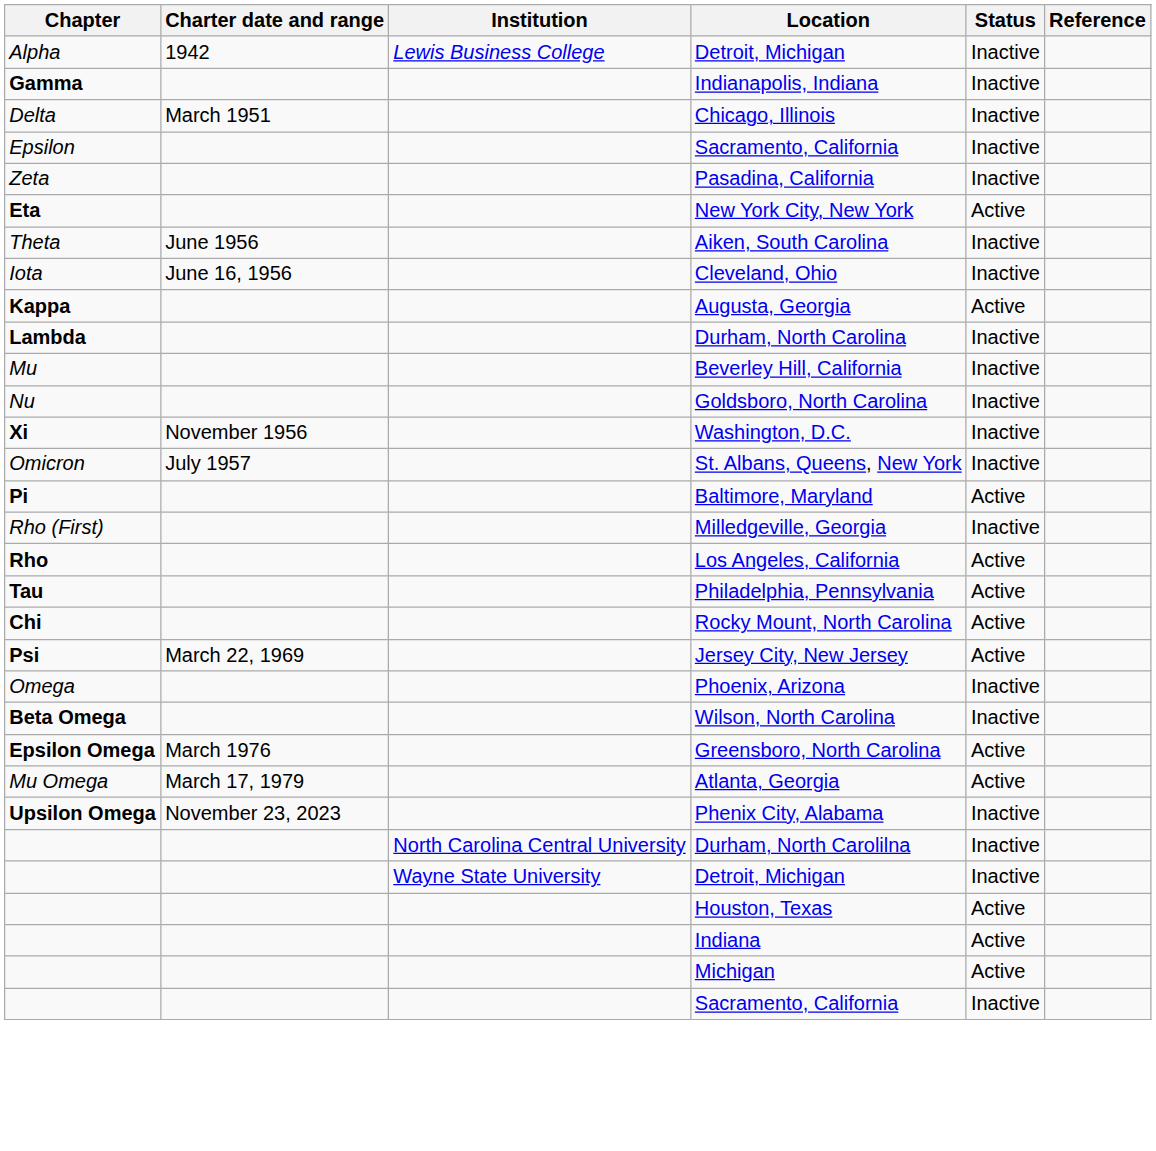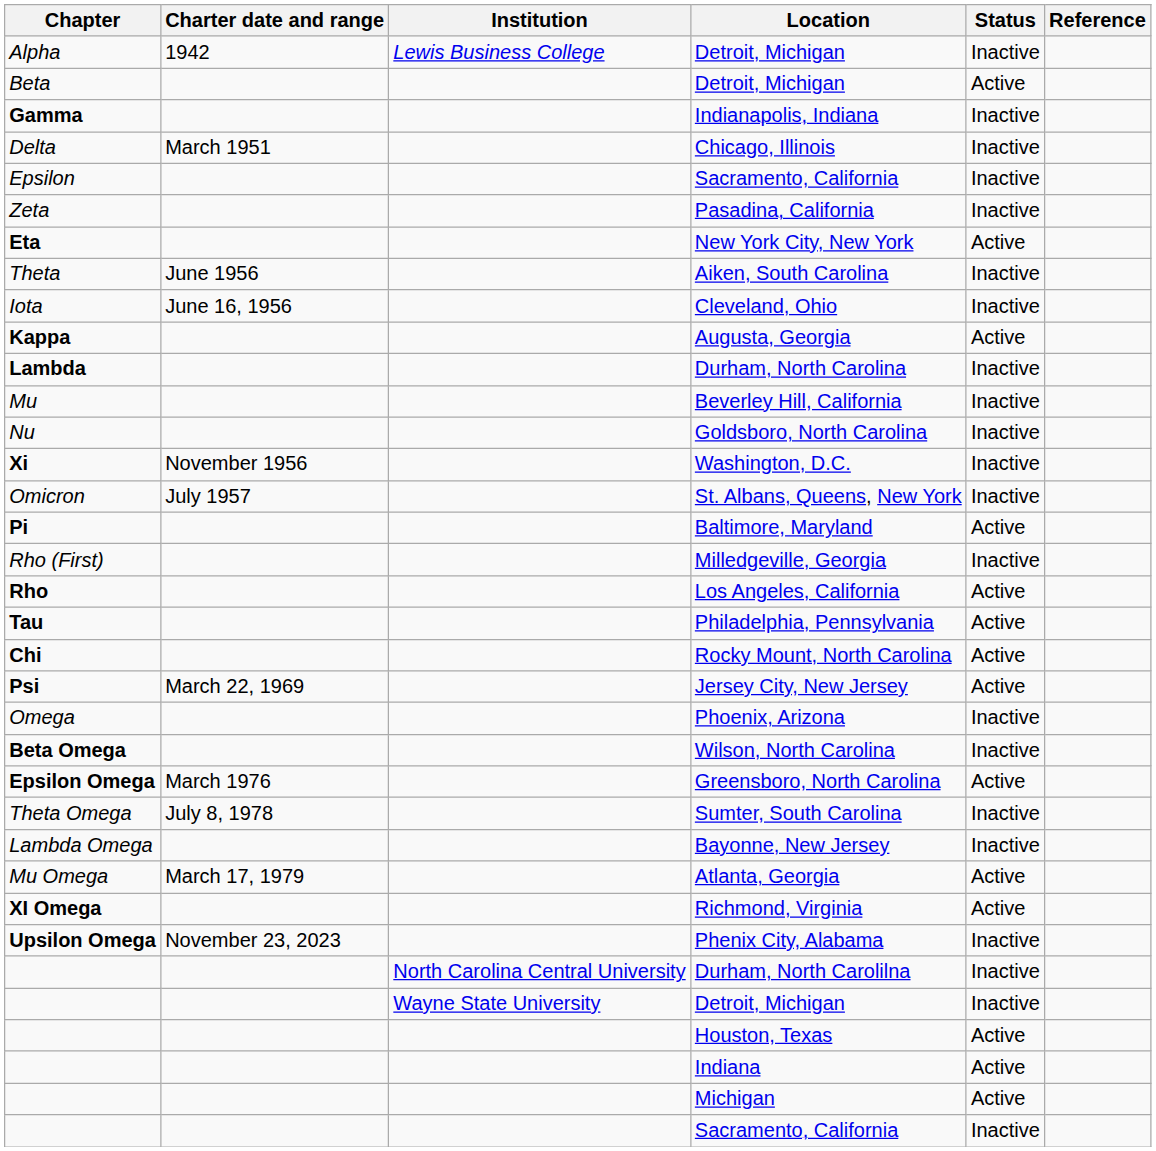+ row: (30, 83)
+ row: (70, 813)
+ row: (81, 845)
+ row: (55, 908)
